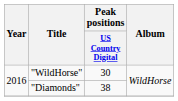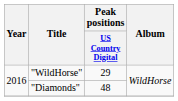(106, 72) 30 -> (106, 72) 29
(106, 88) 38 -> (106, 88) 48
